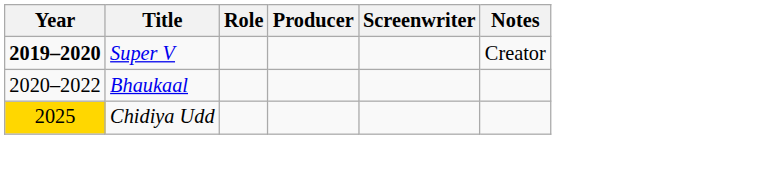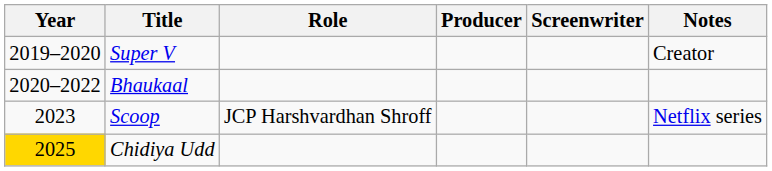(55, 52) bold -> (55, 52) normal
+ row: (135, 117)
